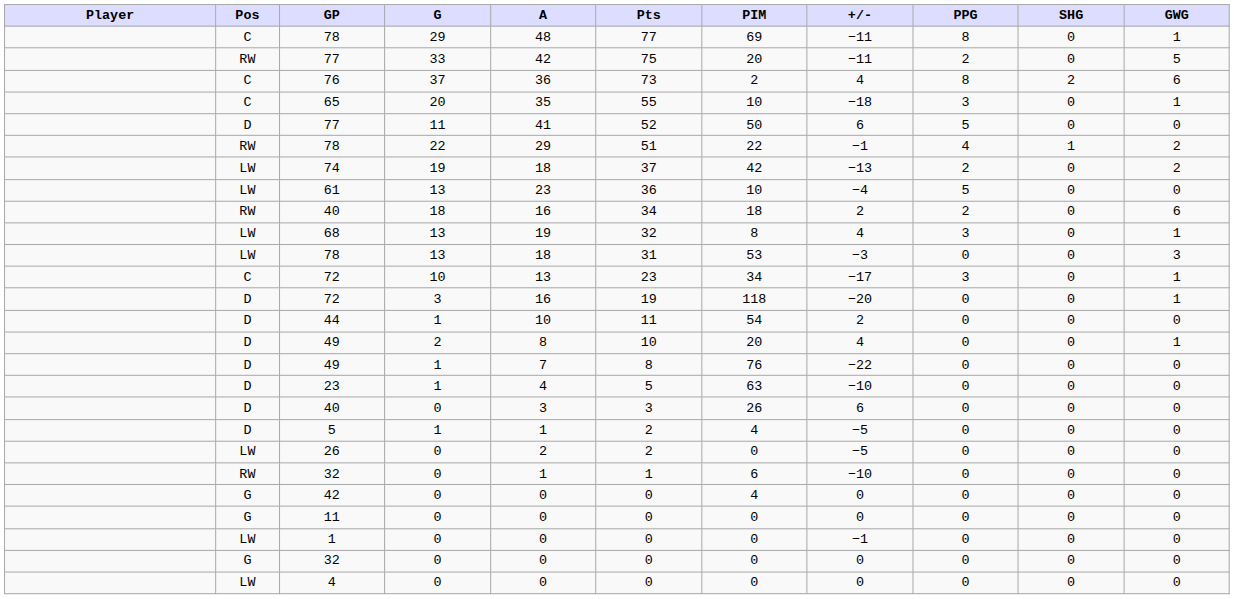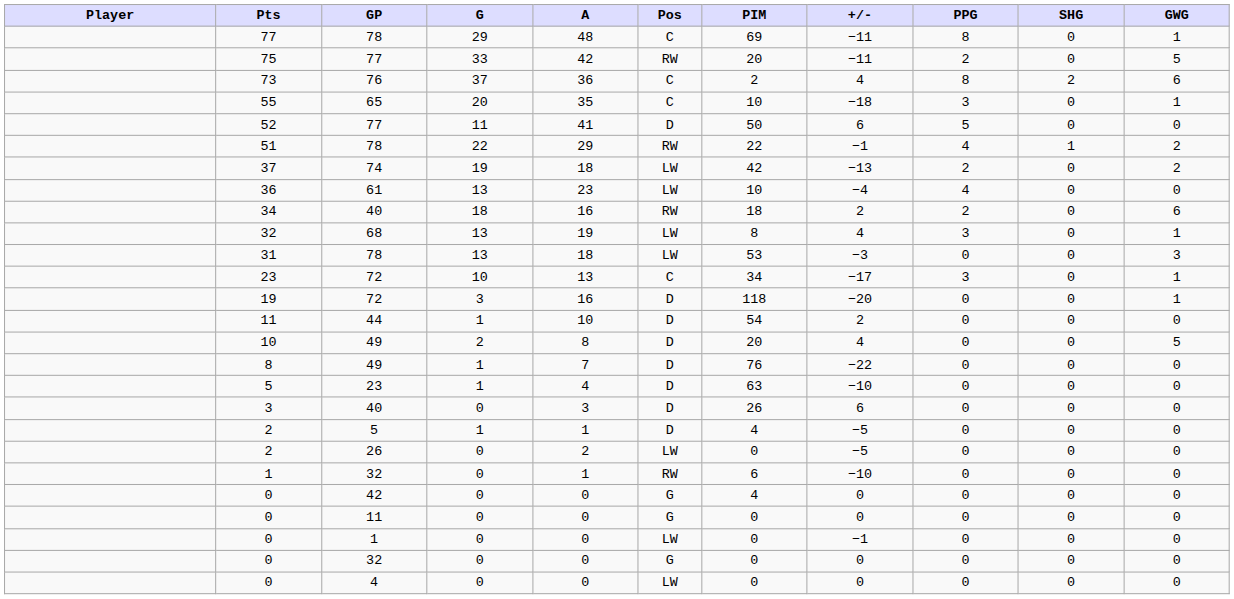columns swapped: (247, 15) <-> (649, 15)
(966, 190) 5 -> (966, 190) 4
(1177, 343) 1 -> (1177, 343) 5
